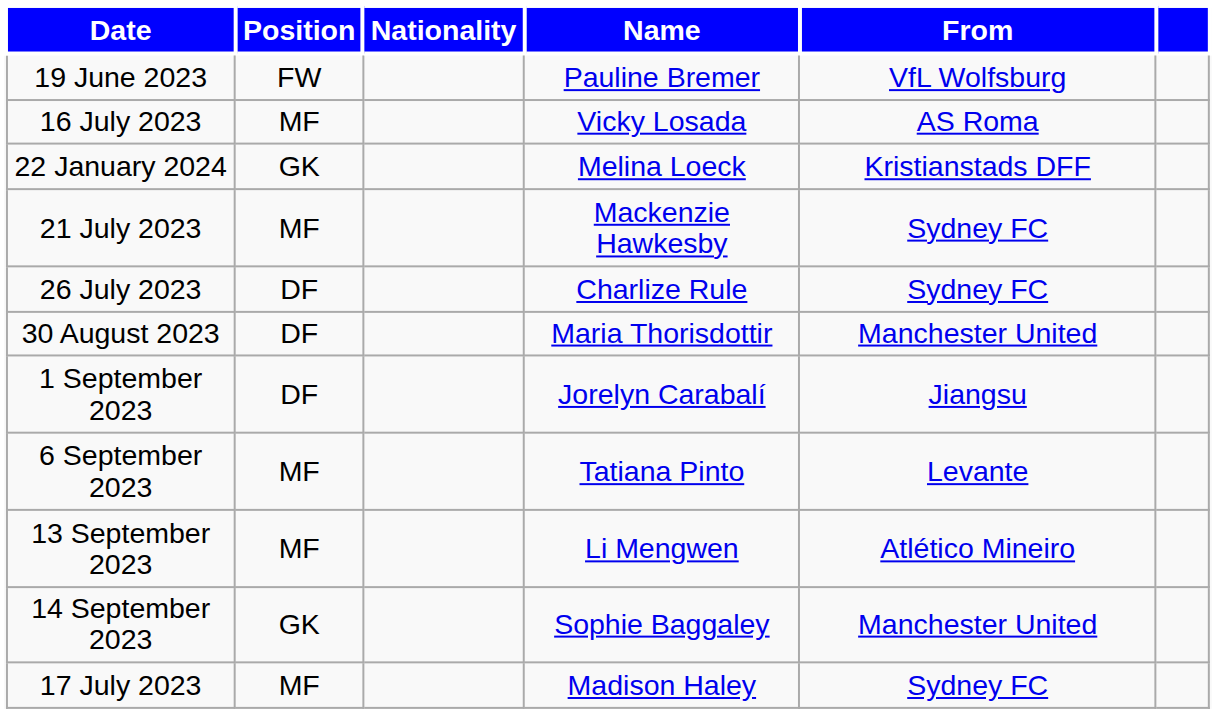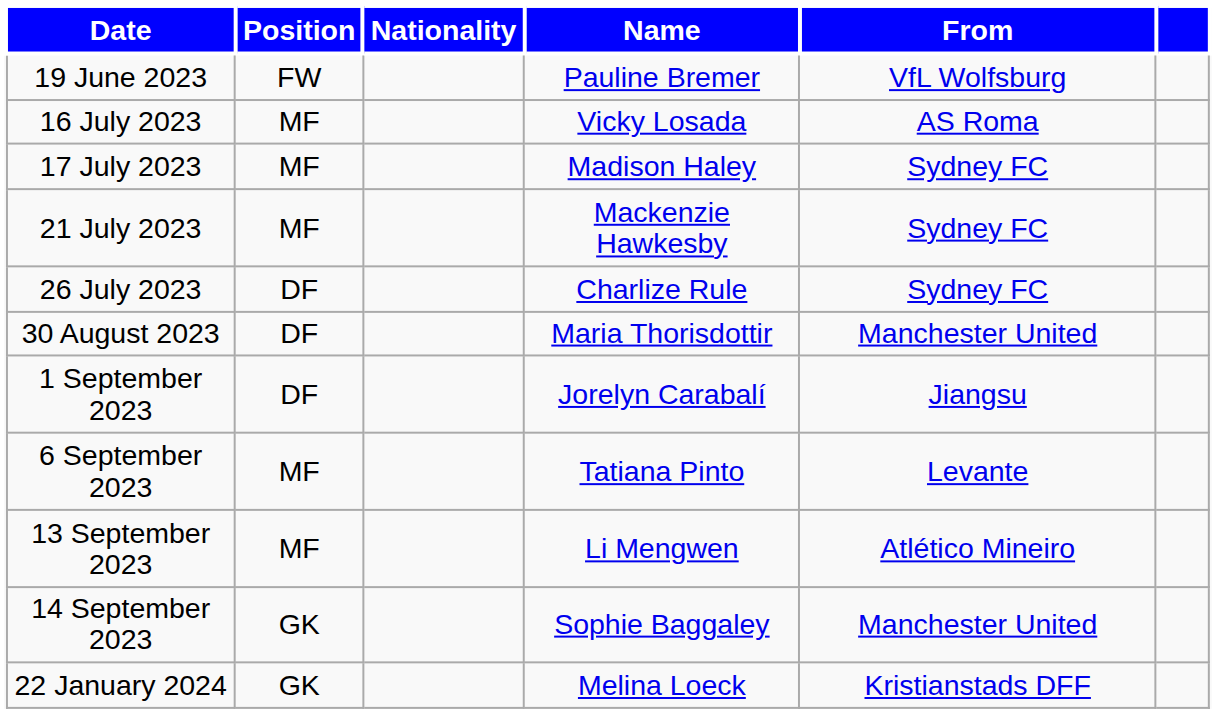rows swapped: (121, 686) <-> (121, 167)
